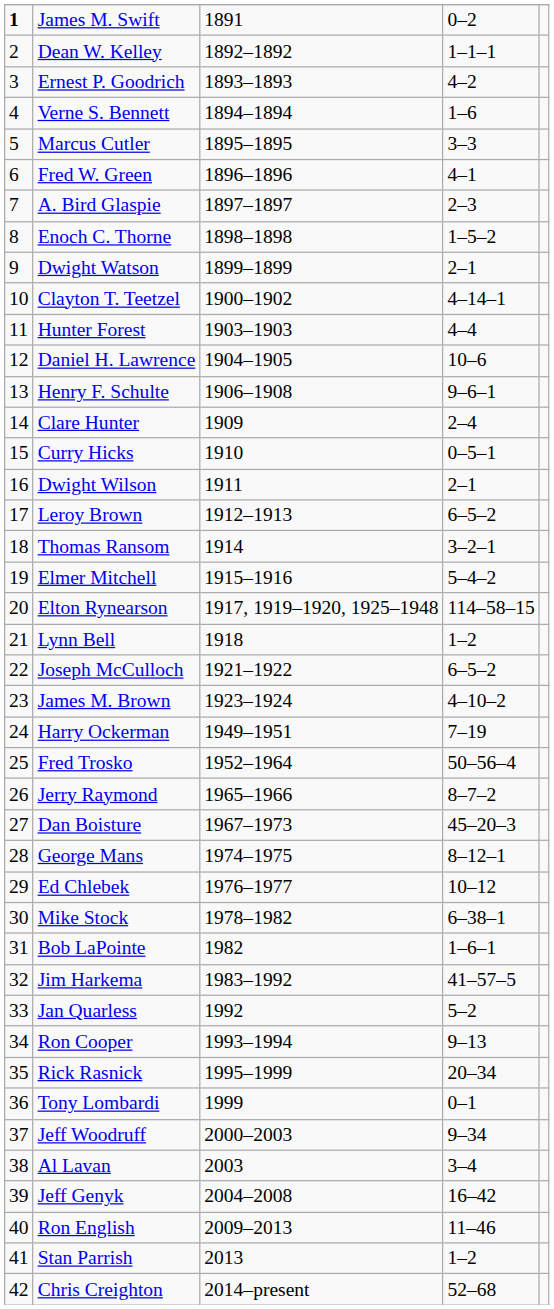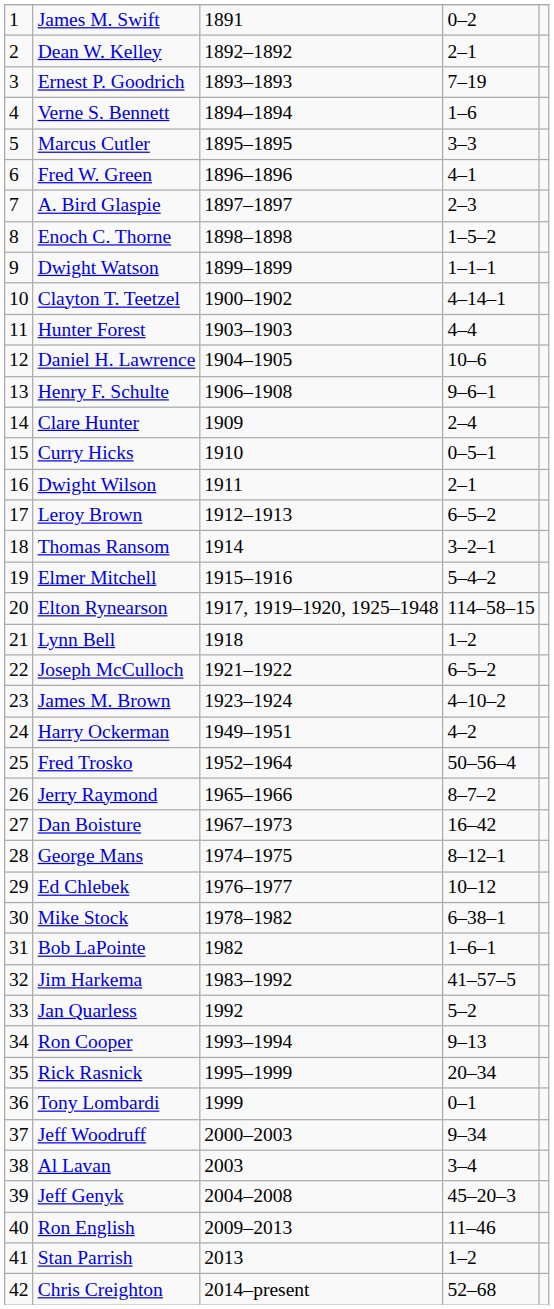(14, 19) bold -> (14, 19) normal
(472, 50) 1–1–1 -> (462, 50) 2–1
(462, 81) 4–2 -> (467, 81) 7–19
(462, 267) 2–1 -> (472, 267) 1–1–1
(467, 732) 7–19 -> (462, 732) 4–2
(482, 824) 45–20–3 -> (472, 824) 16–42
(472, 1196) 16–42 -> (482, 1196) 45–20–3
